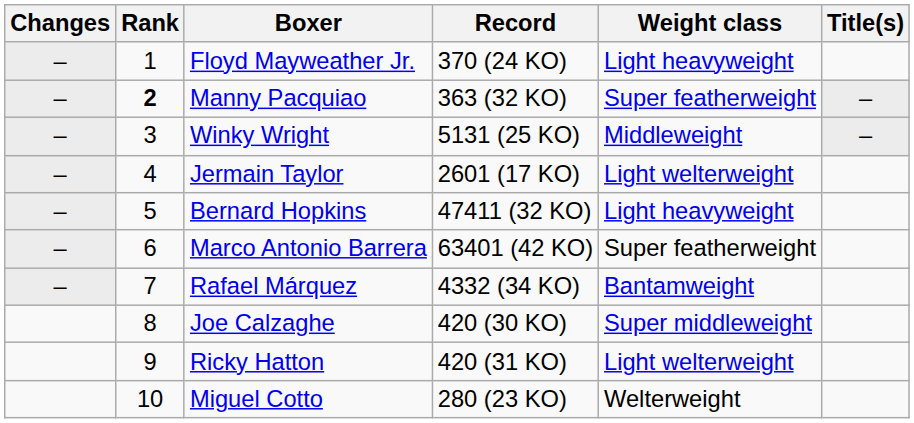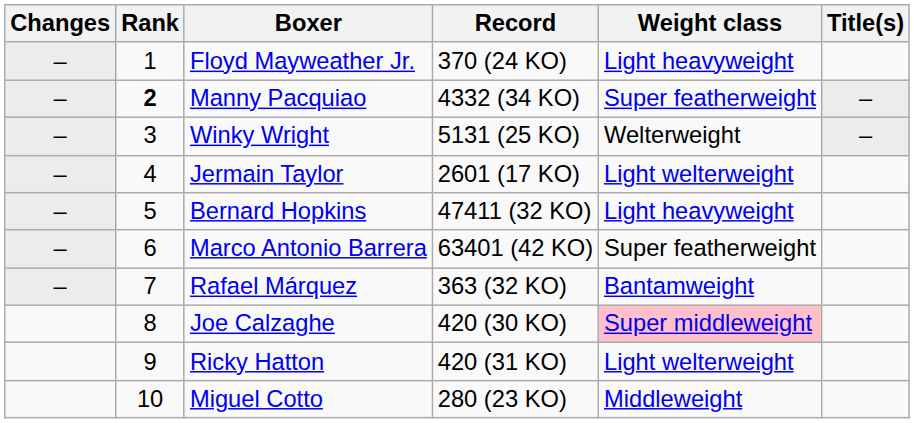(502, 98) 363 (32 KO) -> (509, 98) 4332 (34 KO)
(673, 135) Middleweight -> (672, 135) Welterweight
(509, 286) 4332 (34 KO) -> (502, 286) 363 (32 KO)
(708, 323) no background -> (708, 323) pink background
(672, 398) Welterweight -> (673, 398) Middleweight
